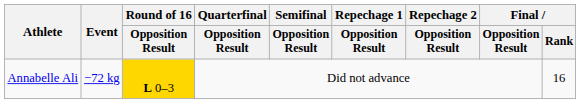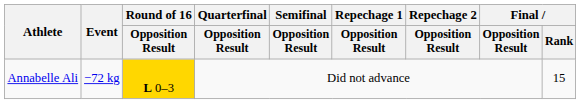(559, 79) 16 -> (559, 79) 15
